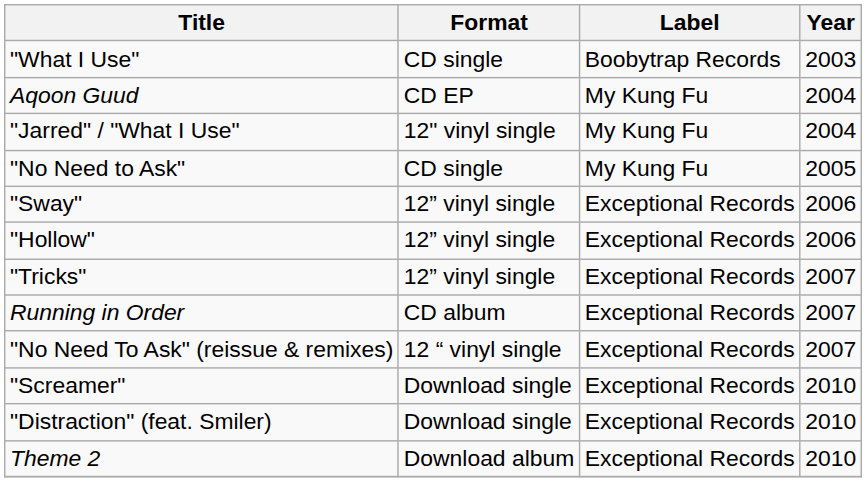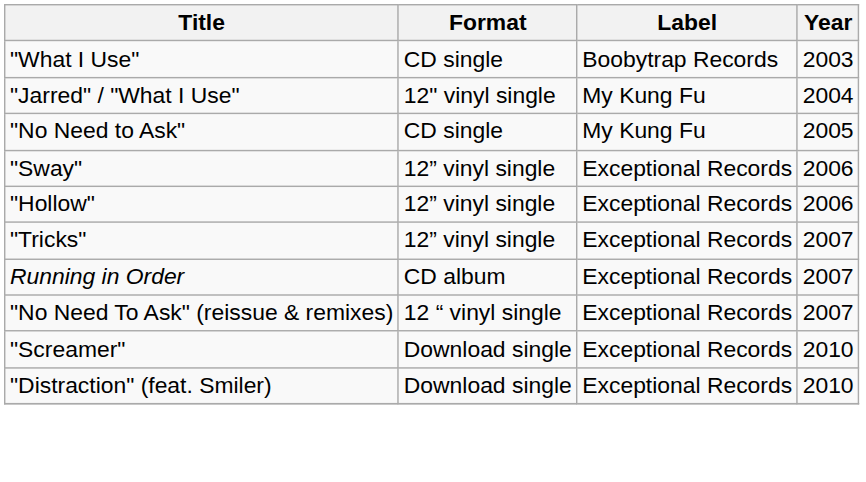- row: (74, 95)
- row: (55, 458)
